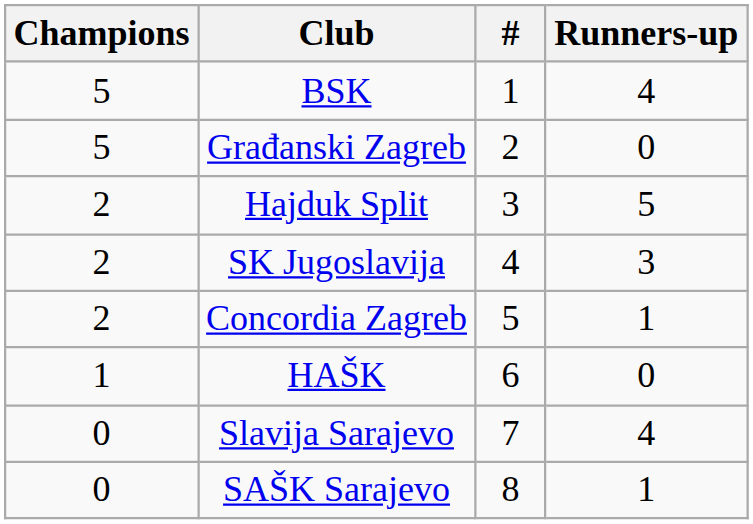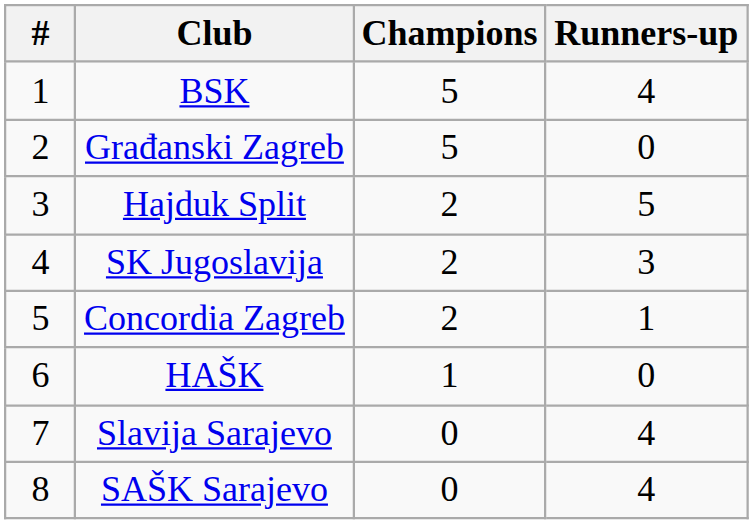columns swapped: (511, 33) <-> (101, 33)
(646, 489) 1 -> (646, 489) 4
